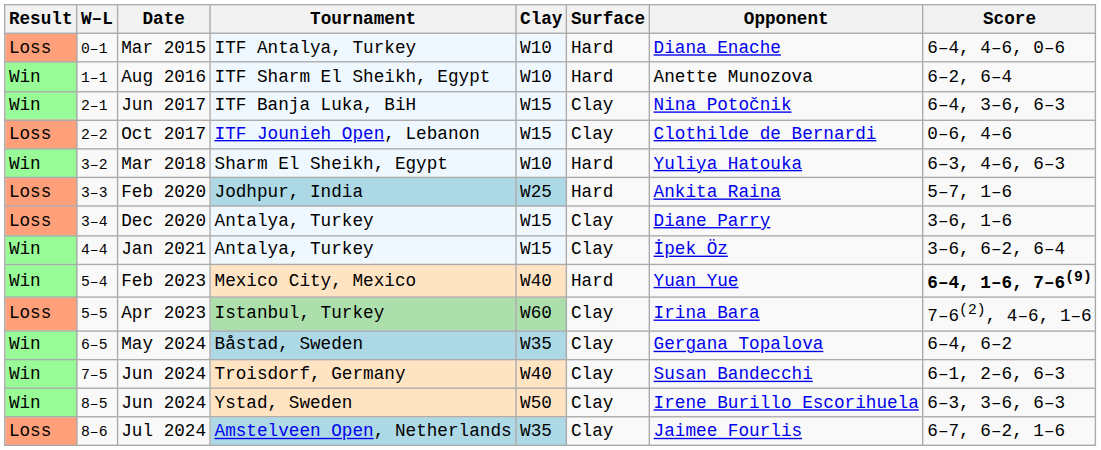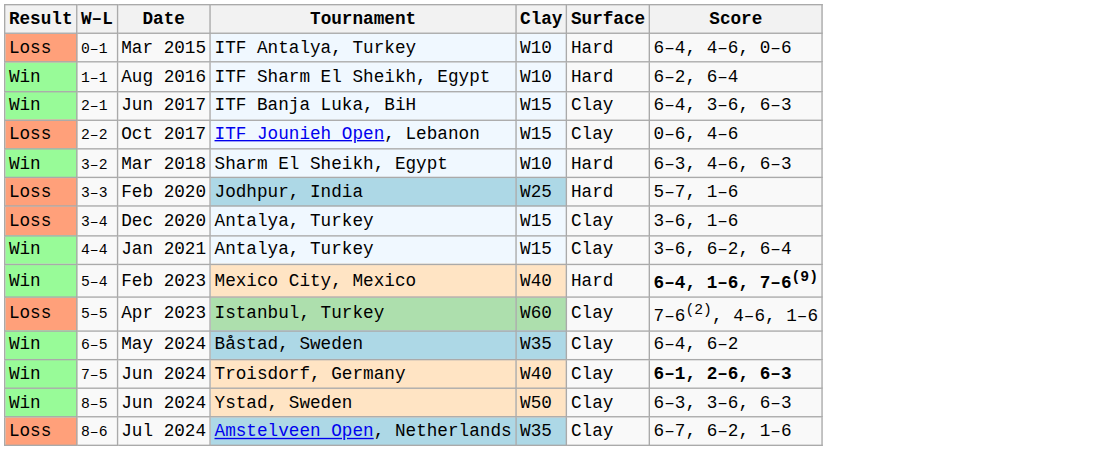- column: (786, 19)
(996, 374) normal -> (723, 374) bold
